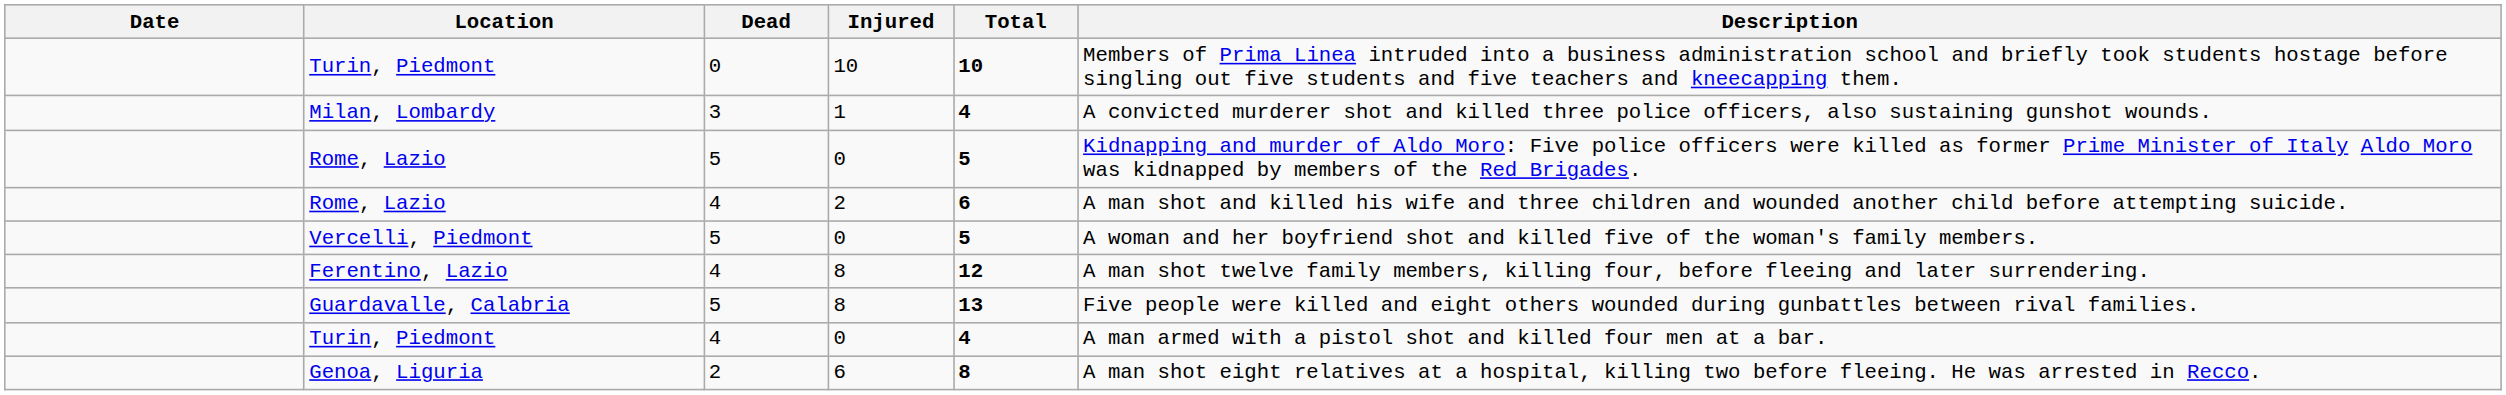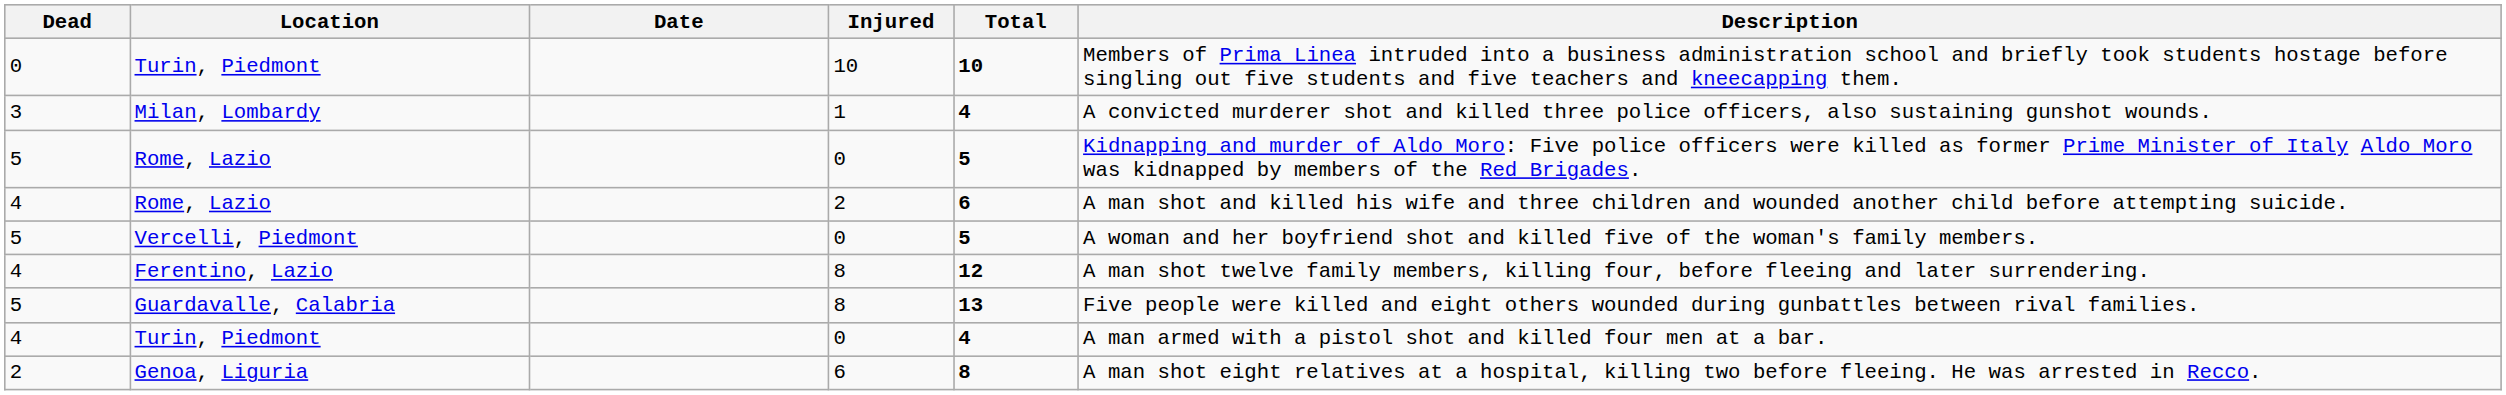columns swapped: (155, 22) <-> (766, 22)
